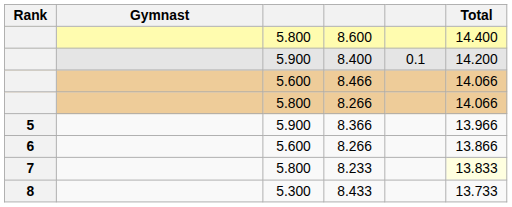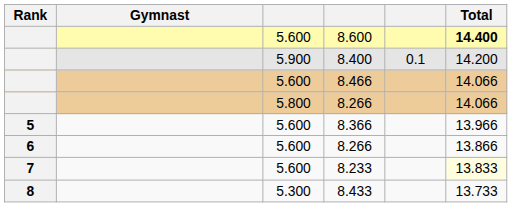(294, 37) 5.800 -> (294, 37) 5.600
(477, 37) normal -> (477, 37) bold
(294, 125) 5.900 -> (294, 125) 5.600
(294, 169) 5.800 -> (294, 169) 5.600
